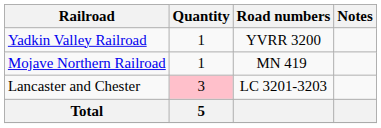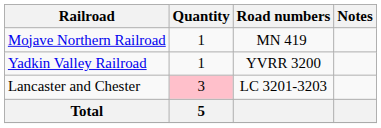rows swapped: (77, 39) <-> (87, 63)
